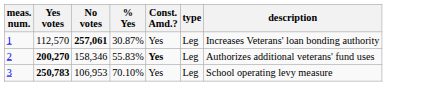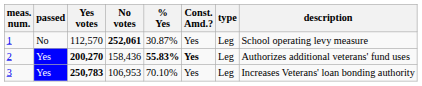+ column: (51, 18)
(91, 40) 257,061 -> (125, 40) 252,061
(293, 40) Increases Veterans' loan bonding authority -> (305, 40) School operating levy measure
(91, 56) 158,346 -> (125, 56) 158,436
(128, 56) normal -> (163, 56) bold
(269, 72) School operating levy measure -> (328, 72) Increases Veterans' loan bonding authority
